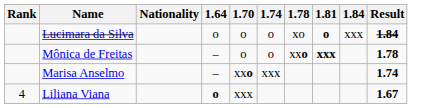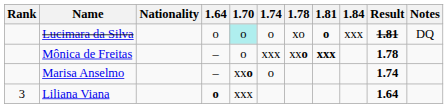+ column: (425, 14)
(243, 34) no background -> (243, 34) paleturquoise background
(387, 34) 1.84 -> (387, 34) 1.81
(271, 53) o -> (271, 53) xxx
(271, 73) xxx -> (271, 73) o
(22, 93) 4 -> (22, 93) 3
(387, 93) 1.67 -> (387, 93) 1.64
